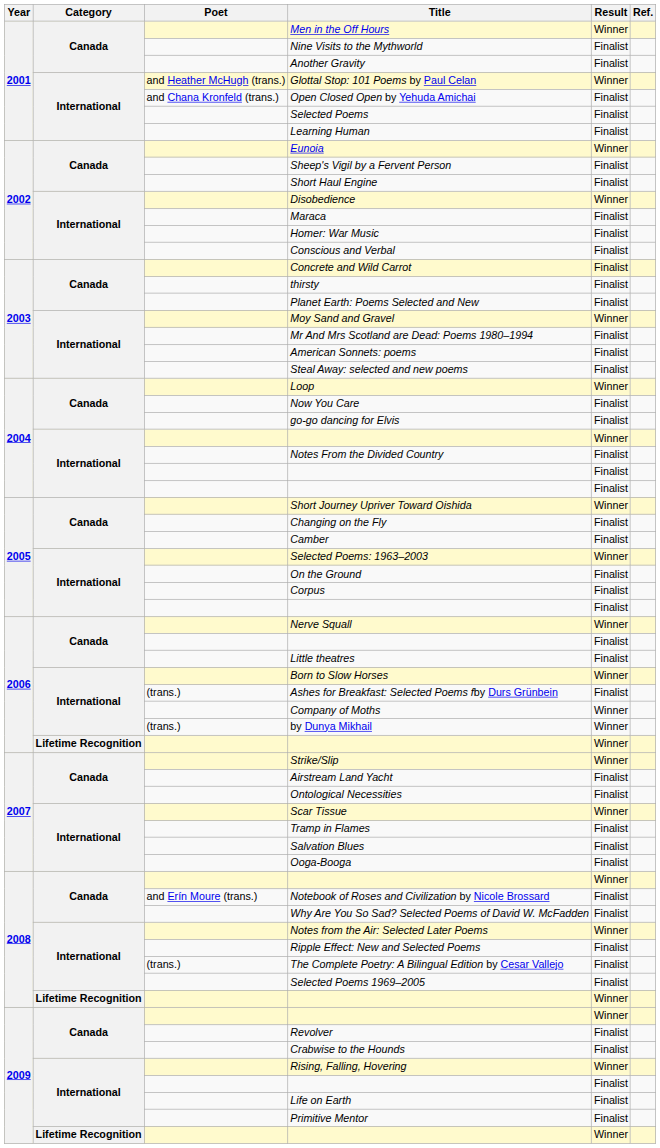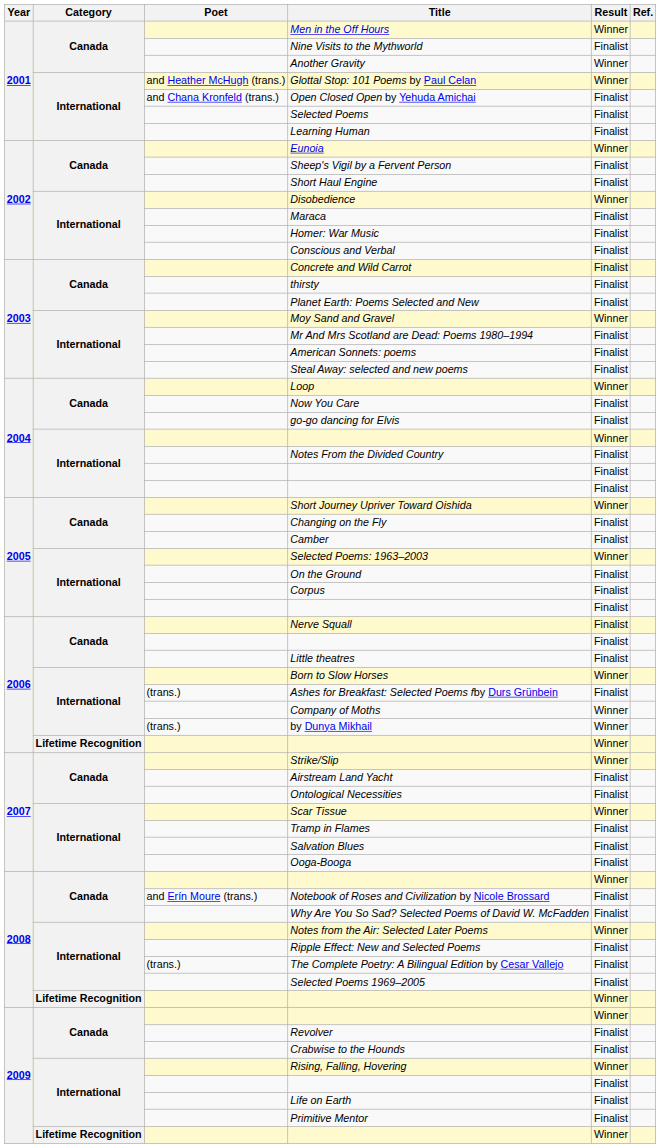(611, 64) Finalist -> (611, 64) Winner
(611, 625) Winner -> (611, 625) Finalist
